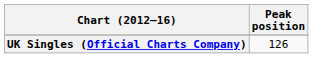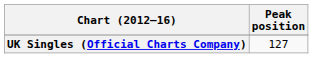(278, 44) 126 -> (278, 44) 127
